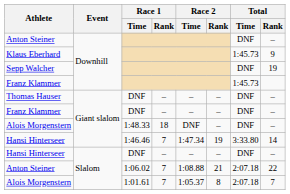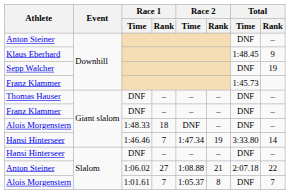(246, 54) 1:45.73 -> (246, 54) 1:48.45
(164, 168) 7 -> (164, 168) 27
(246, 183) 2:07.18 -> (246, 183) DNF
